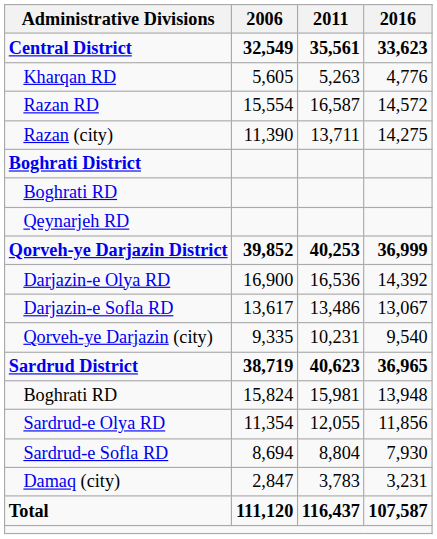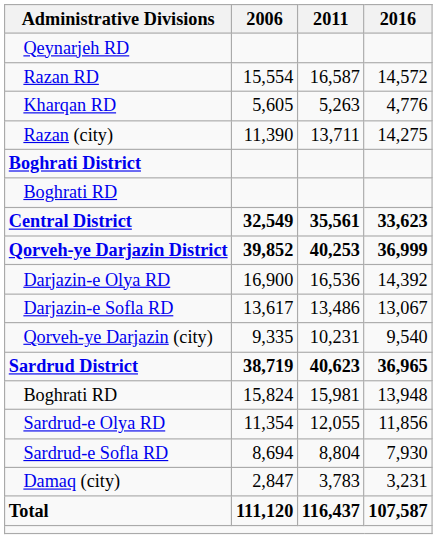rows swapped: (70, 47) <-> (76, 221)
rows swapped: (70, 76) <-> (61, 105)
